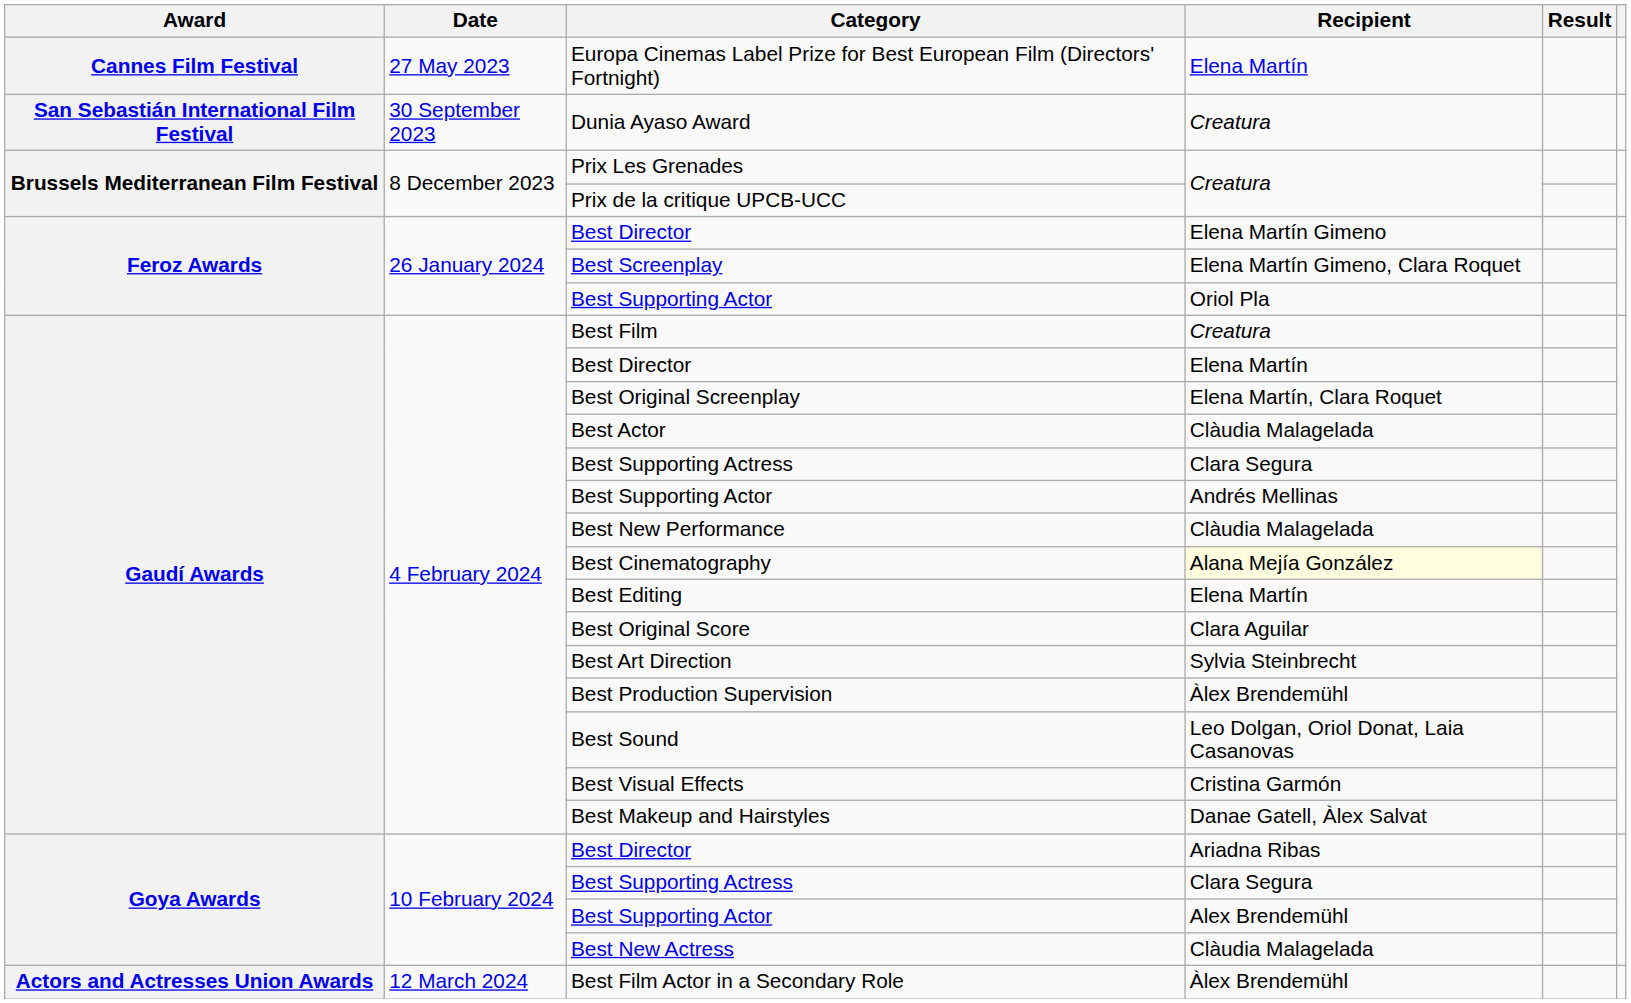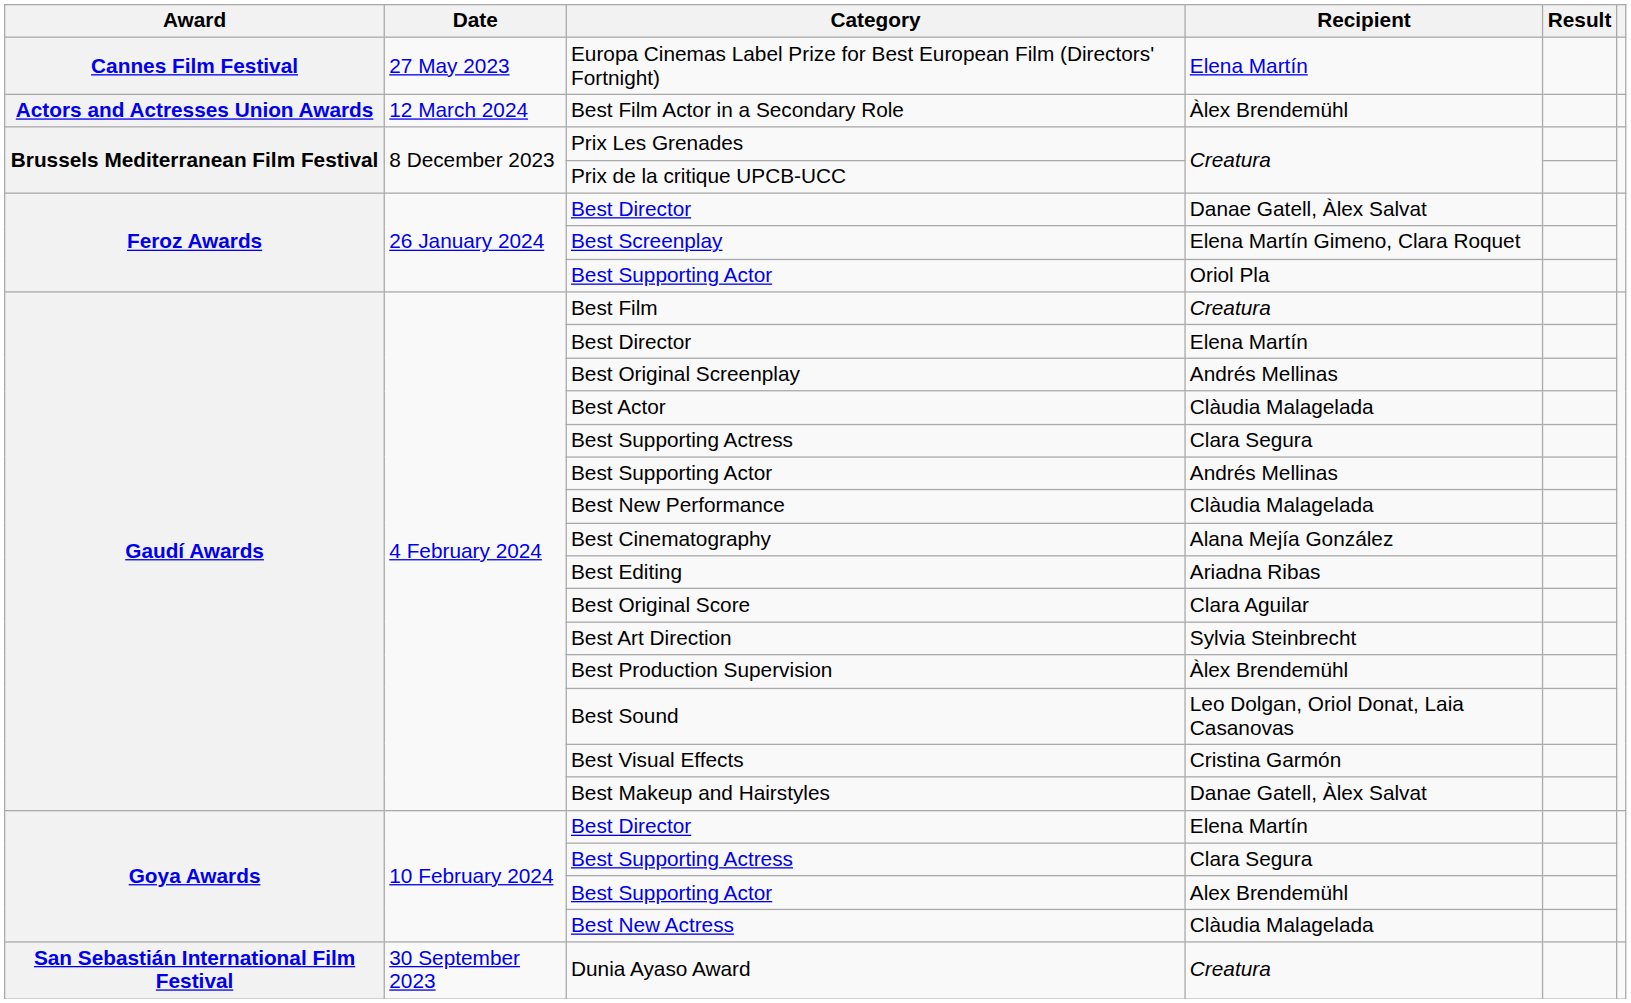rows swapped: (195, 122) <-> (195, 981)
(1288, 232) Elena Martín Gimeno -> (1308, 209) Danae Gatell, Àlex Salvat
(1316, 397) Elena Martín, Clara Roquet -> (1264, 374) Andrés Mellinas
(1292, 562) lightyellow background -> (1292, 539) no background
(1249, 595) Elena Martín -> (1255, 572) Ariadna Ribas
(1255, 849) Ariadna Ribas -> (1249, 826) Elena Martín
